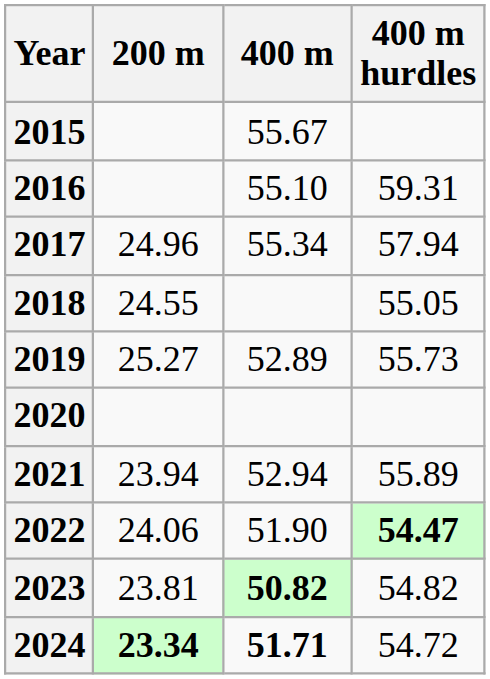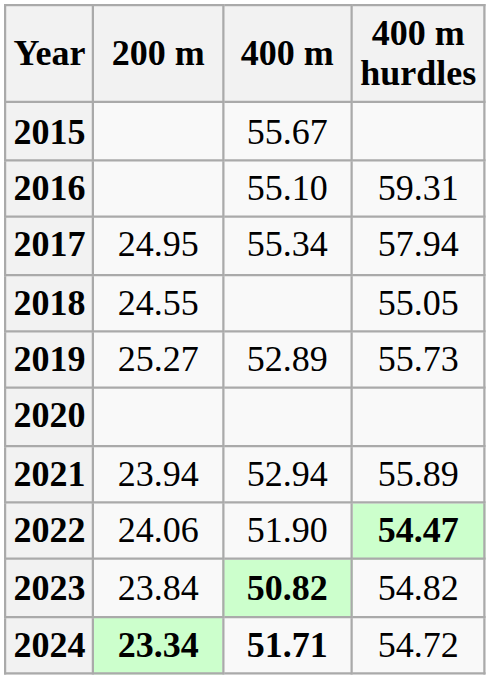(158, 244) 24.96 -> (158, 244) 24.95
(158, 587) 23.81 -> (158, 587) 23.84
